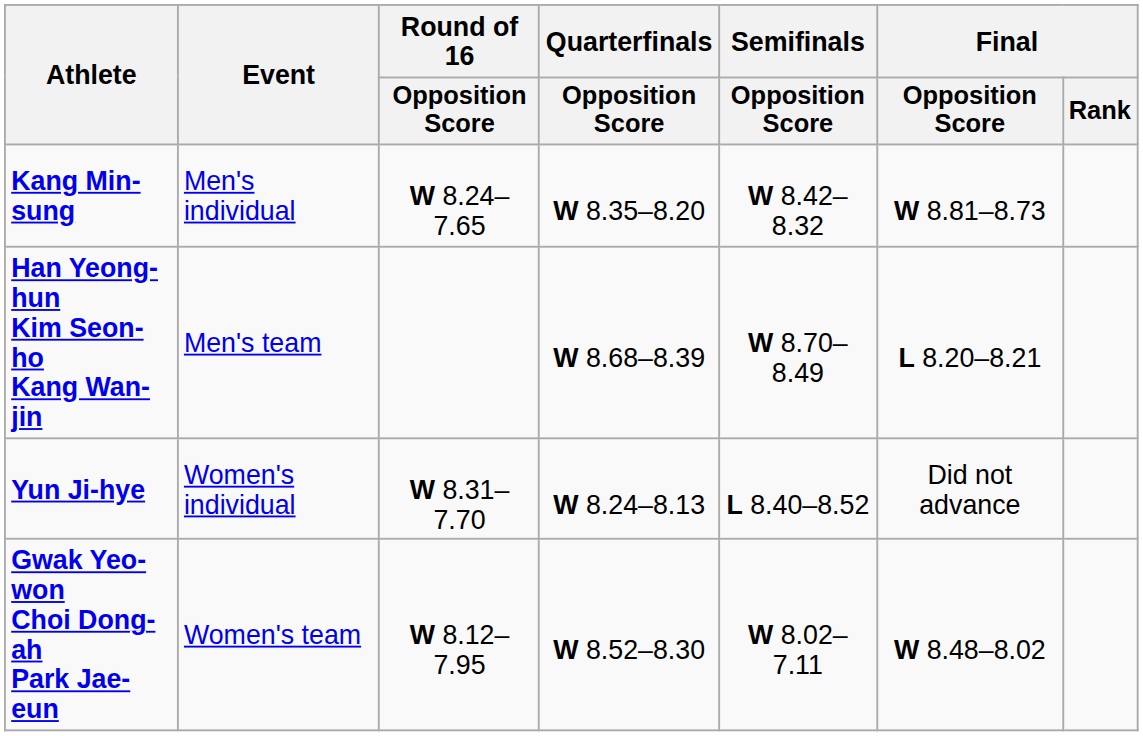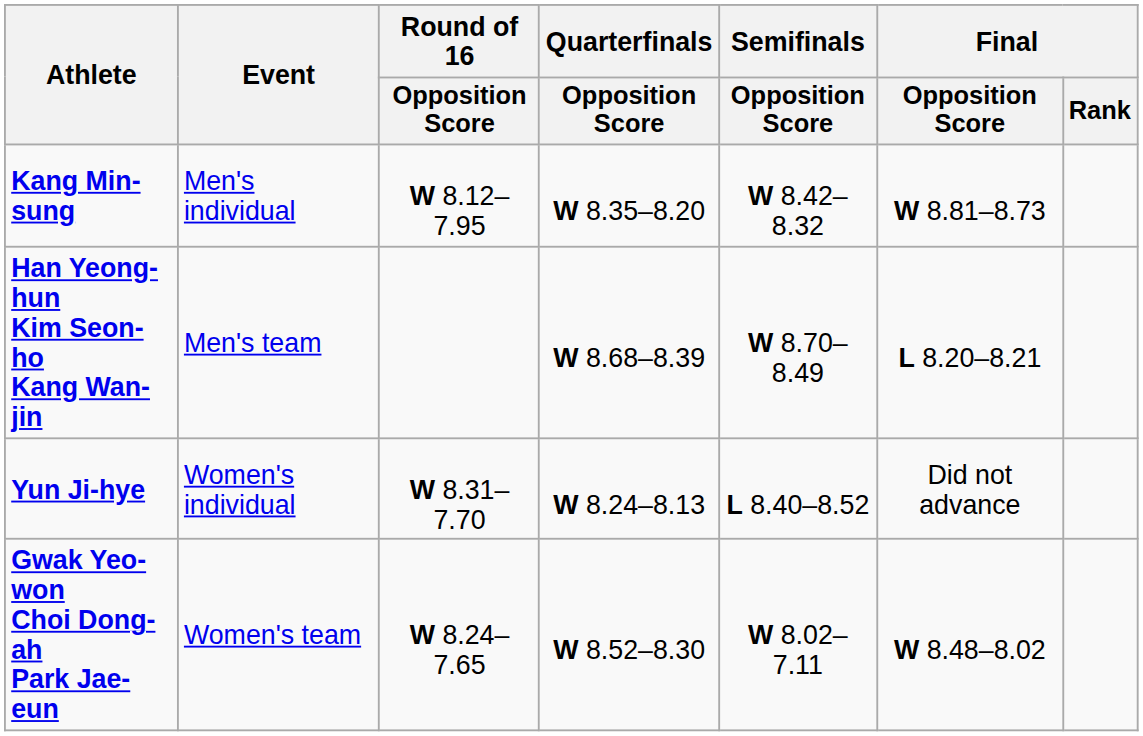(460, 211) W 8.24–7.65 -> (460, 211) W 8.12–7.95
(460, 650) W 8.12–7.95 -> (460, 650) W 8.24–7.65
